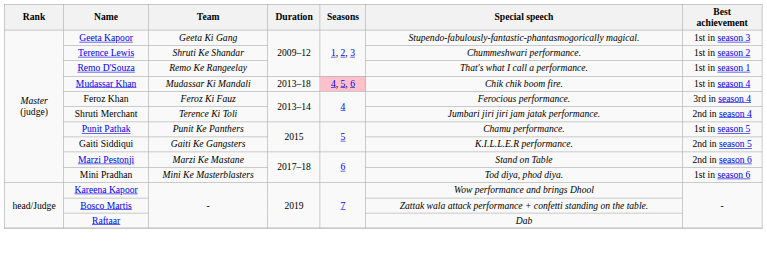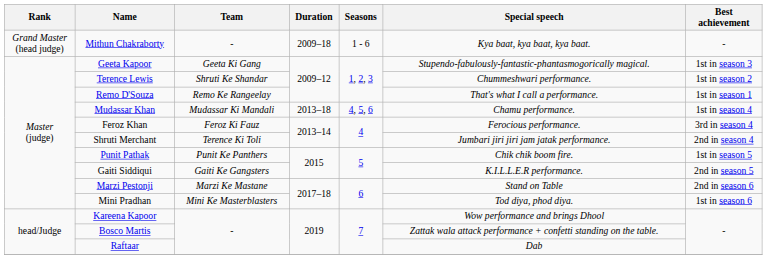+ row: (125, 43)
(343, 83) pink background -> (361, 109) no background
(524, 83) Chik chik boom fire. -> (534, 109) Chamu performance.
(524, 129) Chamu performance. -> (534, 155) Chik chik boom fire.
